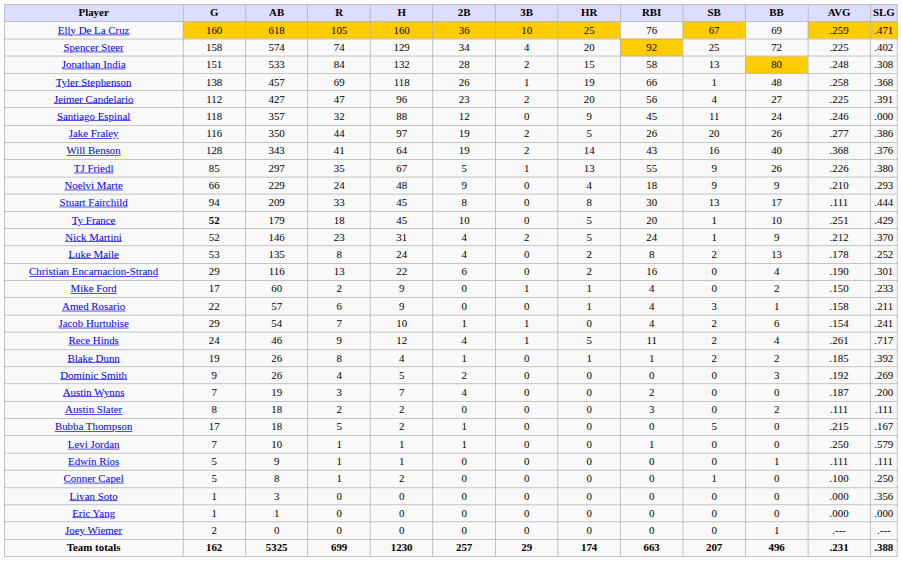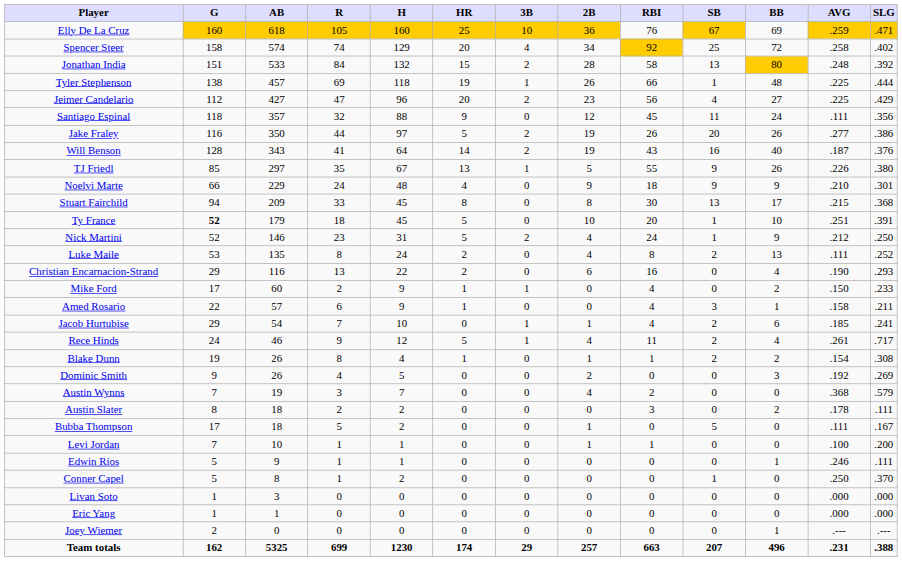columns swapped: (464, 13) <-> (589, 13)
(839, 47) .225 -> (839, 47) .258
(884, 64) .308 -> (884, 64) .392
(839, 82) .258 -> (839, 82) .225
(884, 82) .368 -> (884, 82) .444
(884, 99) .391 -> (884, 99) .429
(839, 116) .246 -> (839, 116) .111
(884, 116) .000 -> (884, 116) .356
(839, 151) .368 -> (839, 151) .187
(884, 185) .293 -> (884, 185) .301
(839, 202) .111 -> (839, 202) .215
(884, 202) .444 -> (884, 202) .368
(884, 220) .429 -> (884, 220) .391
(884, 237) .370 -> (884, 237) .250
(839, 254) .178 -> (839, 254) .111
(884, 271) .301 -> (884, 271) .293
(839, 323) .154 -> (839, 323) .185
(839, 358) .185 -> (839, 358) .154
(884, 358) .392 -> (884, 358) .308
(839, 392) .187 -> (839, 392) .368
(884, 392) .200 -> (884, 392) .579
(839, 409) .111 -> (839, 409) .178
(839, 427) .215 -> (839, 427) .111
(839, 444) .250 -> (839, 444) .100
(884, 444) .579 -> (884, 444) .200
(839, 461) .111 -> (839, 461) .246
(839, 479) .100 -> (839, 479) .250
(884, 479) .250 -> (884, 479) .370
(884, 496) .356 -> (884, 496) .000
